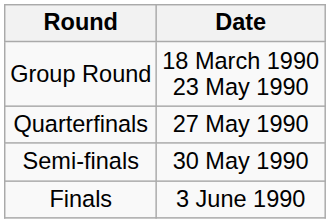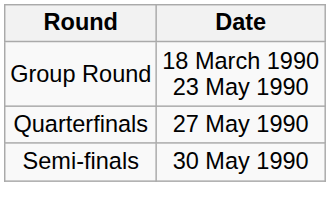- row: (81, 198)
